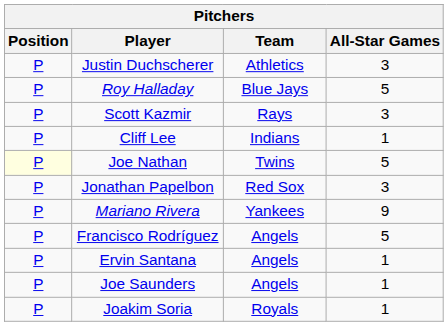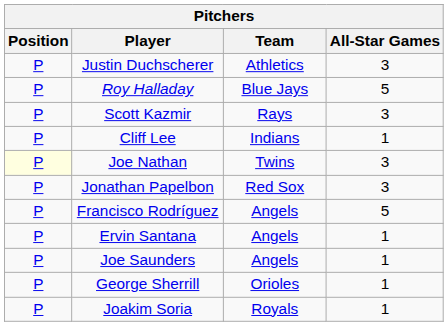(385, 162) 5 -> (385, 162) 3
- row: (148, 211)
+ row: (148, 284)
